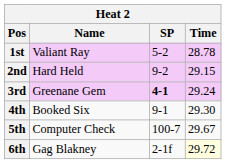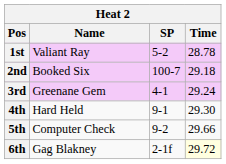(58, 71) Hard Held -> (61, 71) Booked Six
(160, 71) 9-2 -> (166, 71) 100-7
(202, 71) 29.15 -> (202, 71) 29.18
(160, 91) bold -> (160, 91) normal
(61, 110) Booked Six -> (58, 110) Hard Held
(166, 129) 100-7 -> (160, 129) 9-2
(202, 129) 29.67 -> (202, 129) 29.66
